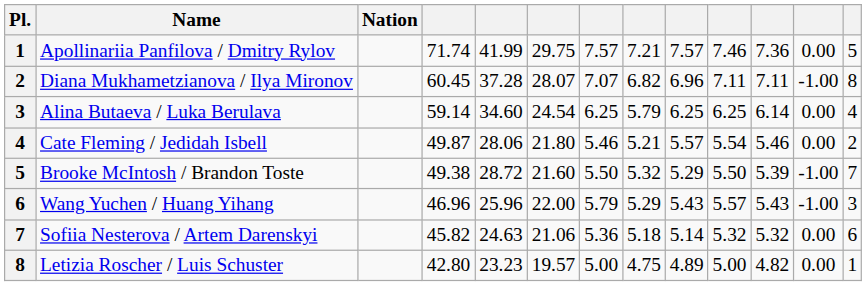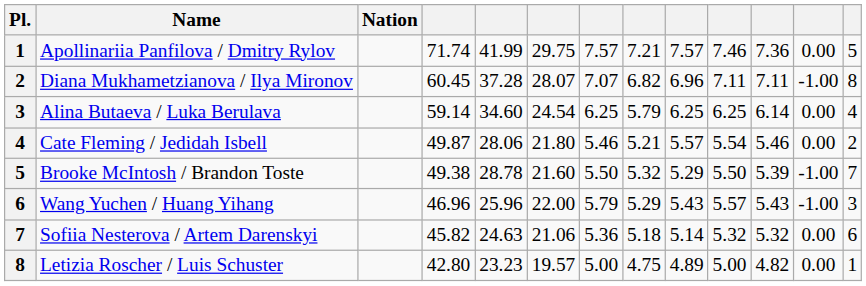(501, 173) 28.72 -> (501, 173) 28.78
